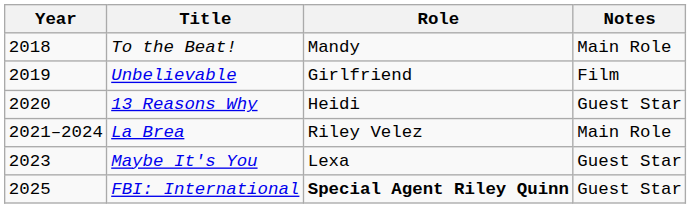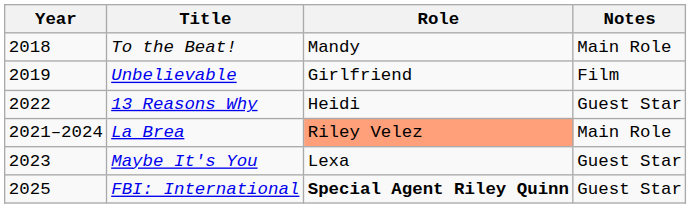(30, 104) 2020 -> (30, 104) 2022
(365, 132) no background -> (365, 132) lightsalmon background
